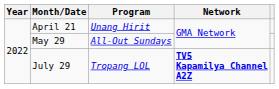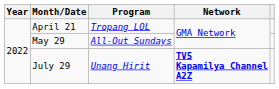(120, 26) Unang Hirit -> (120, 26) Tropang LOL
(120, 66) Tropang LOL -> (120, 66) Unang Hirit
